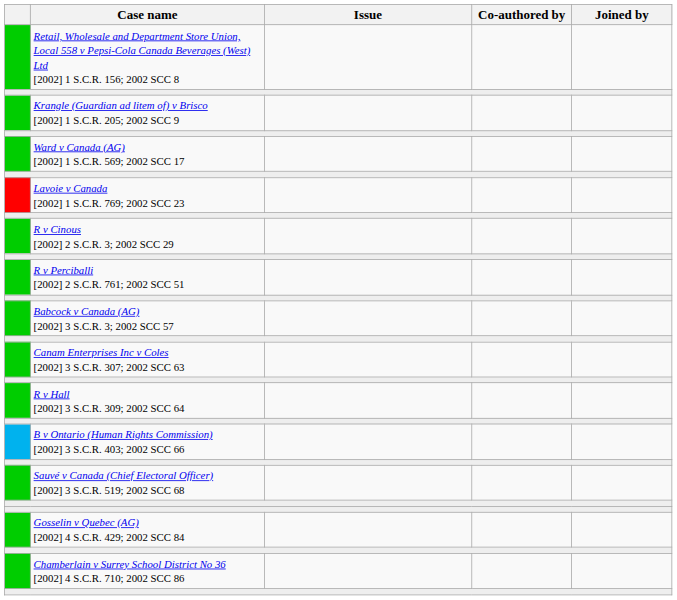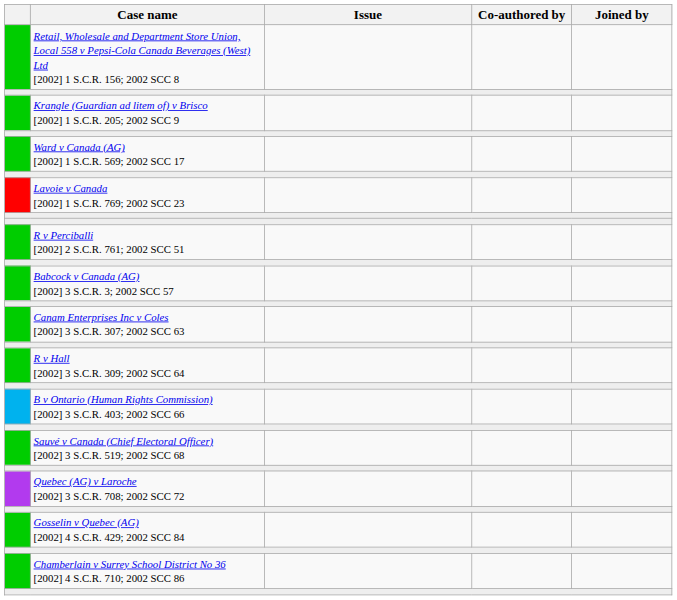- row: (18, 236)
+ row: (18, 489)
